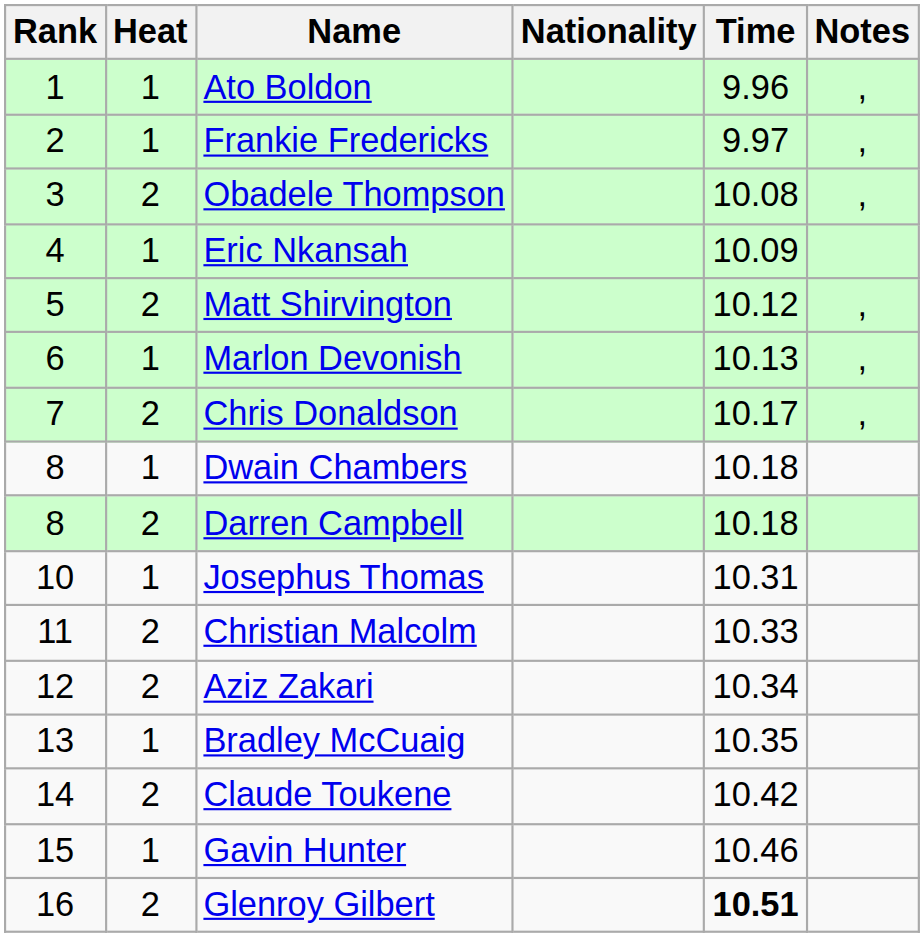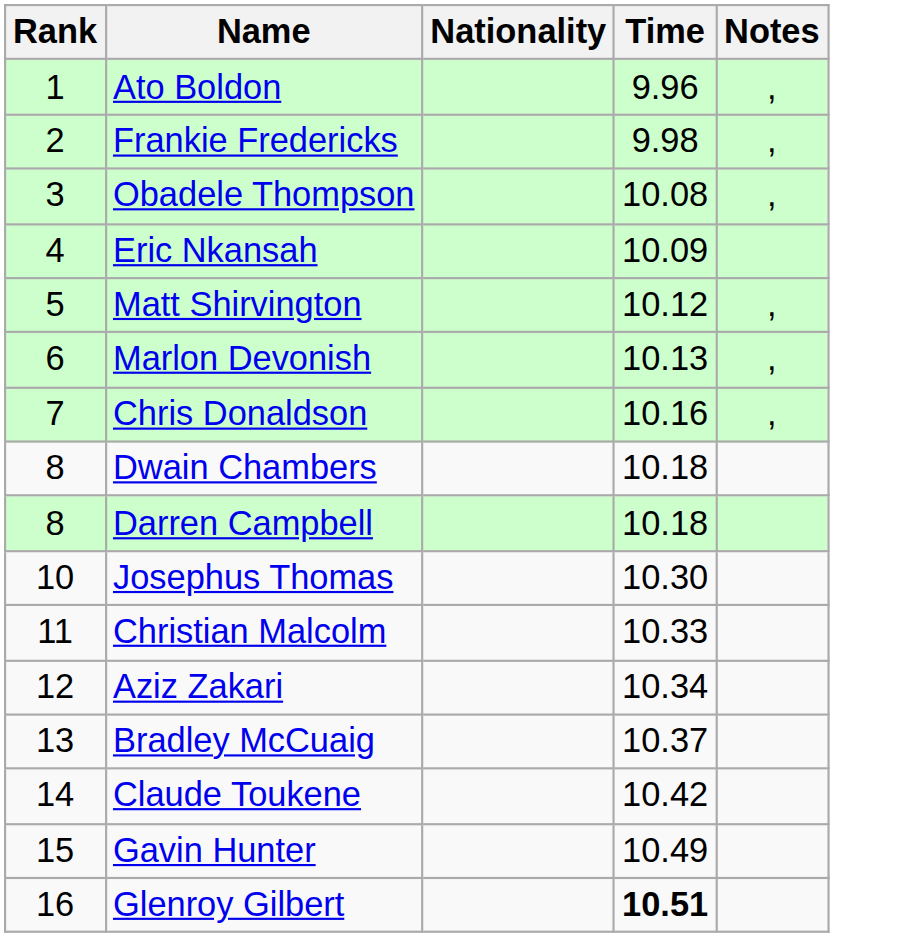- column: (150, 31)
(756, 140) 9.97 -> (665, 140) 9.98
(756, 413) 10.17 -> (665, 413) 10.16
(756, 577) 10.31 -> (665, 577) 10.30
(756, 741) 10.35 -> (665, 741) 10.37
(756, 850) 10.46 -> (665, 850) 10.49
